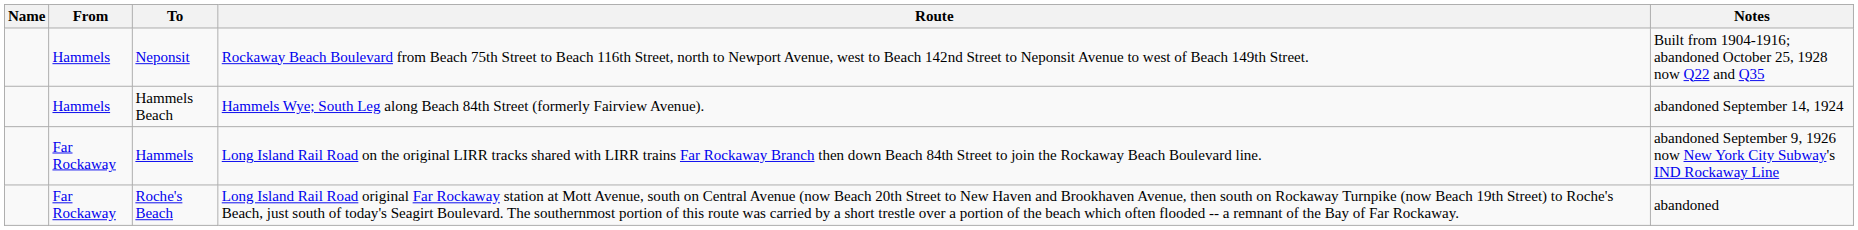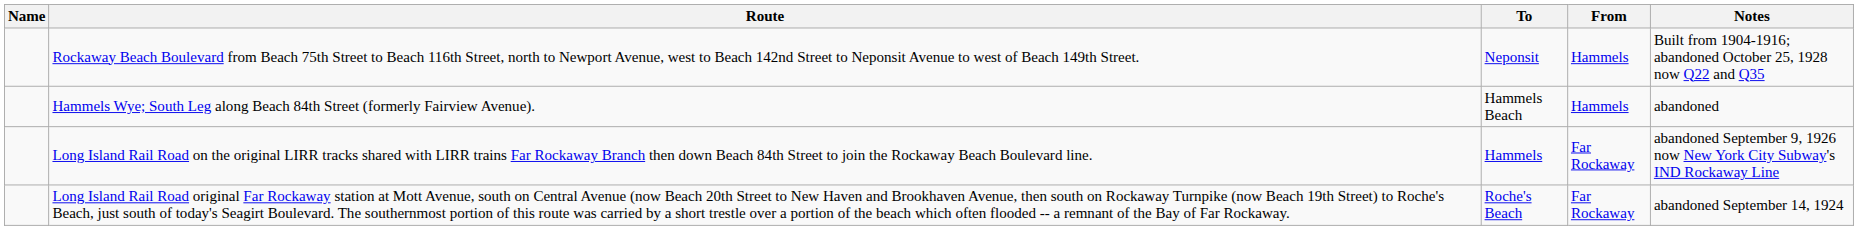columns swapped: (90, 16) <-> (934, 16)
(1749, 106) abandoned September 14, 1924 -> (1686, 106) abandoned
(1686, 204) abandoned -> (1749, 204) abandoned September 14, 1924
